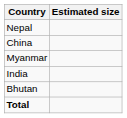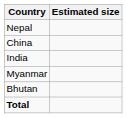rows swapped: (17, 74) <-> (27, 58)
